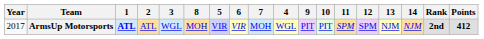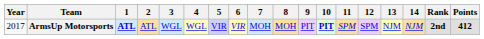columns swapped: (286, 11) <-> (197, 11)
(326, 26) normal -> (326, 26) bold
